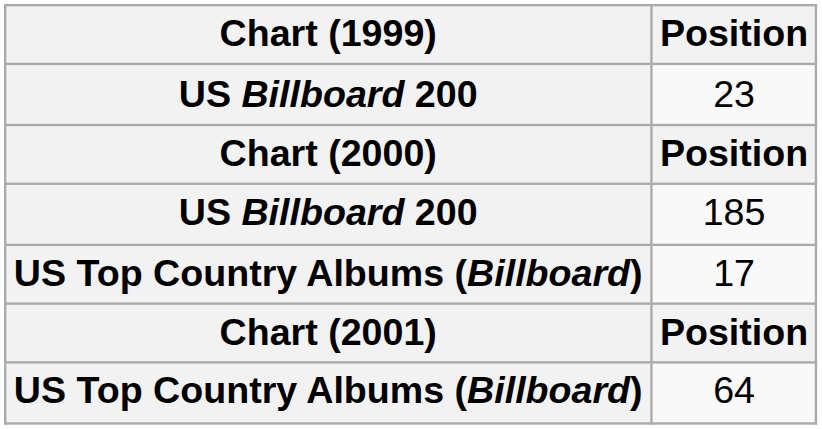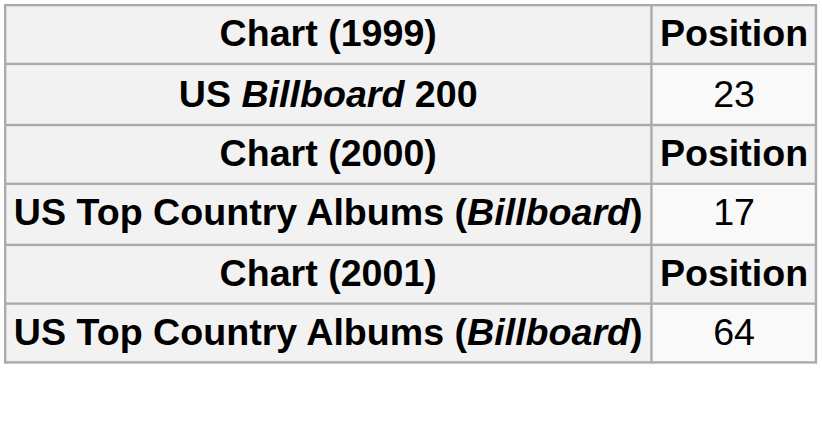- row: (734, 213)
